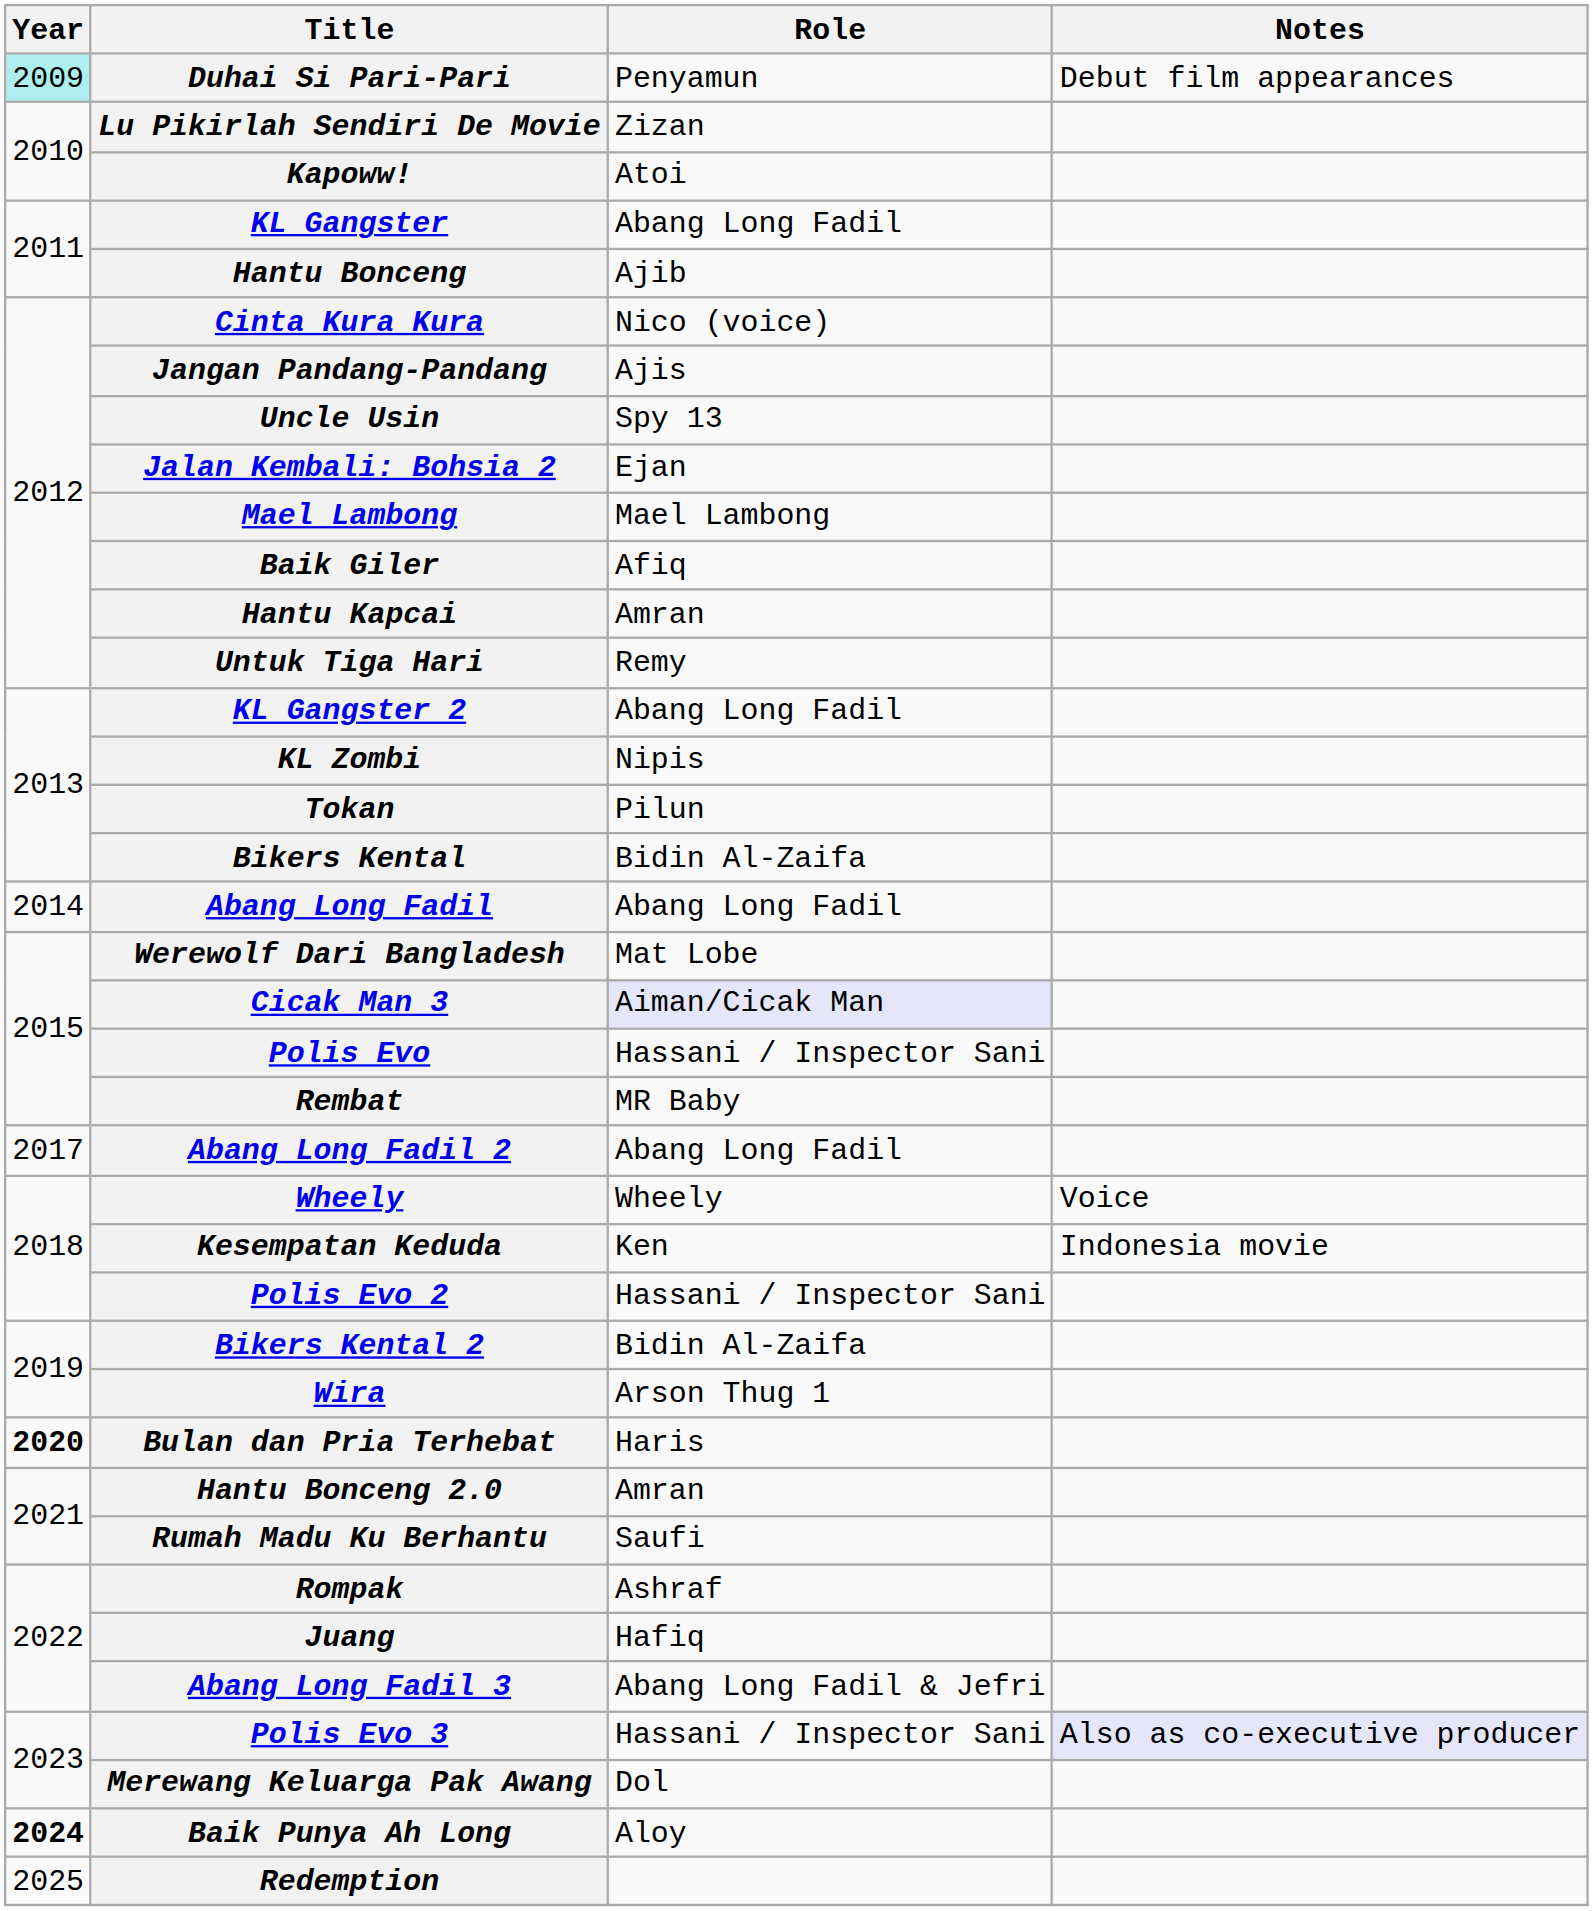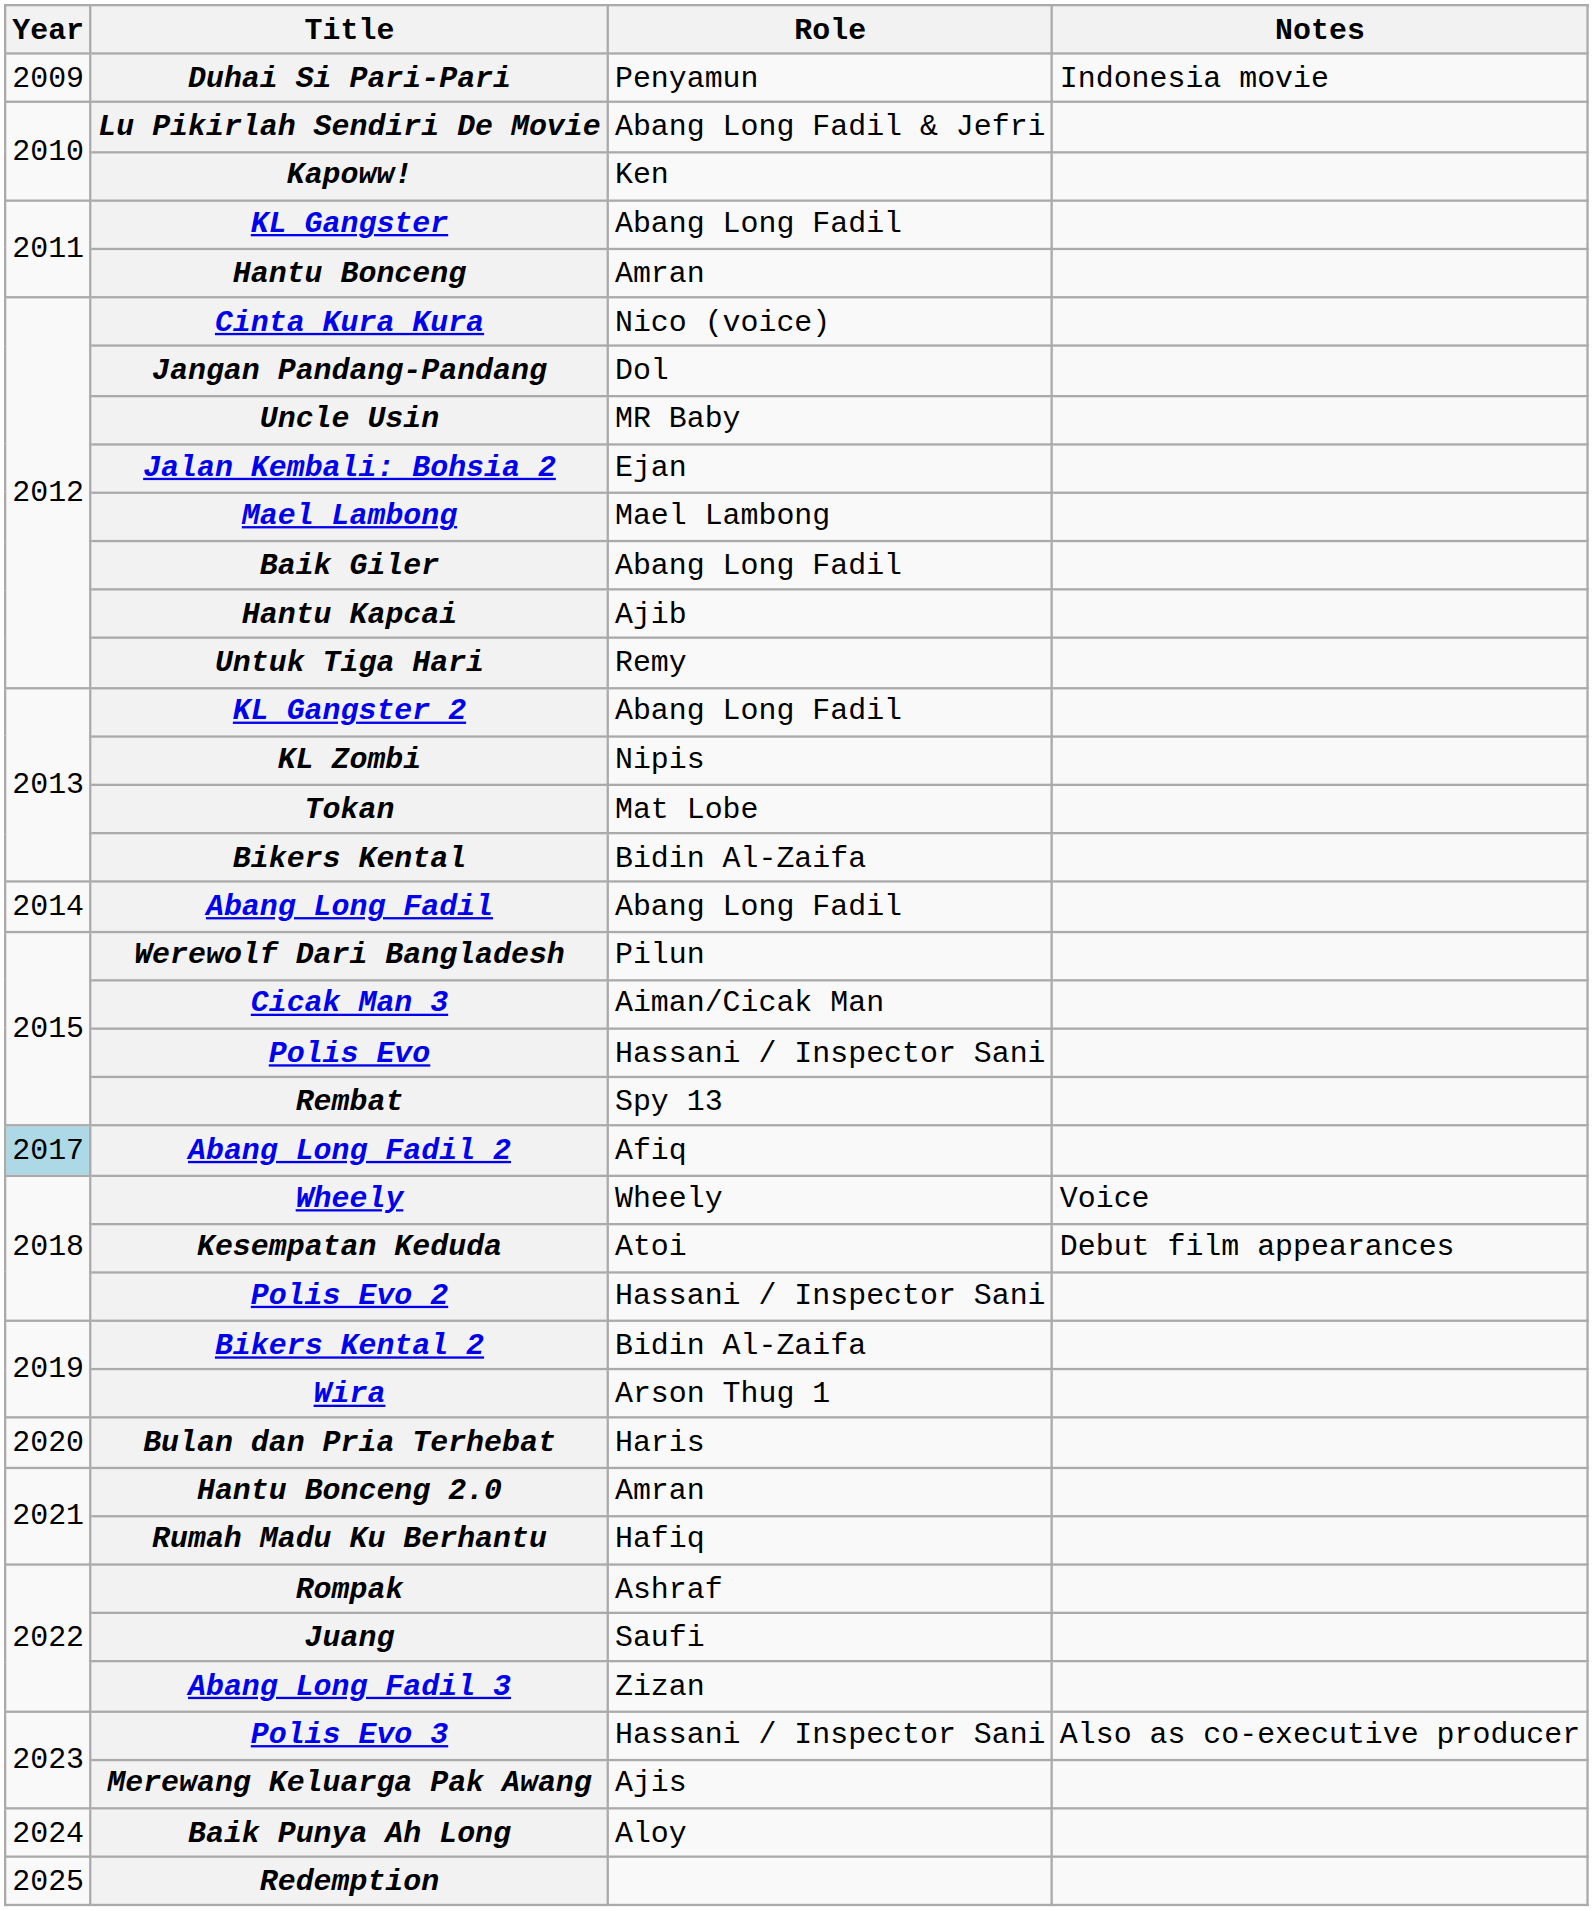(48, 78) paleturquoise background -> (48, 78) no background
(1257, 78) Debut film appearances -> (1194, 78) Indonesia movie
(660, 127) Zizan -> (830, 127) Abang Long Fadil & Jefri
(651, 176) Atoi -> (642, 176) Ken
(651, 273) Ajib -> (660, 273) Amran
(651, 371) Ajis -> (642, 371) Dol
(669, 419) Spy 13 -> (678, 419) MR Baby
(651, 566) Afiq -> (758, 566) Abang Long Fadil
(660, 614) Amran -> (651, 614) Ajib
(660, 809) Pilun -> (687, 809) Mat Lobe
(687, 955) Mat Lobe -> (660, 955) Pilun
(750, 1004) lavender background -> (750, 1004) no background
(678, 1102) MR Baby -> (669, 1102) Spy 13
(48, 1150) no background -> (48, 1150) lightblue background
(758, 1150) Abang Long Fadil -> (651, 1150) Afiq
(642, 1248) Ken -> (651, 1248) Atoi
(1194, 1248) Indonesia movie -> (1257, 1248) Debut film appearances
(48, 1443) bold -> (48, 1443) normal
(660, 1540) Saufi -> (660, 1540) Hafiq
(660, 1638) Hafiq -> (660, 1638) Saufi
(830, 1686) Abang Long Fadil & Jefri -> (660, 1686) Zizan
(1320, 1735) lavender background -> (1320, 1735) no background
(642, 1784) Dol -> (651, 1784) Ajis
(48, 1833) bold -> (48, 1833) normal
